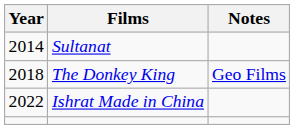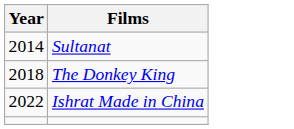- column: (249, 18)
